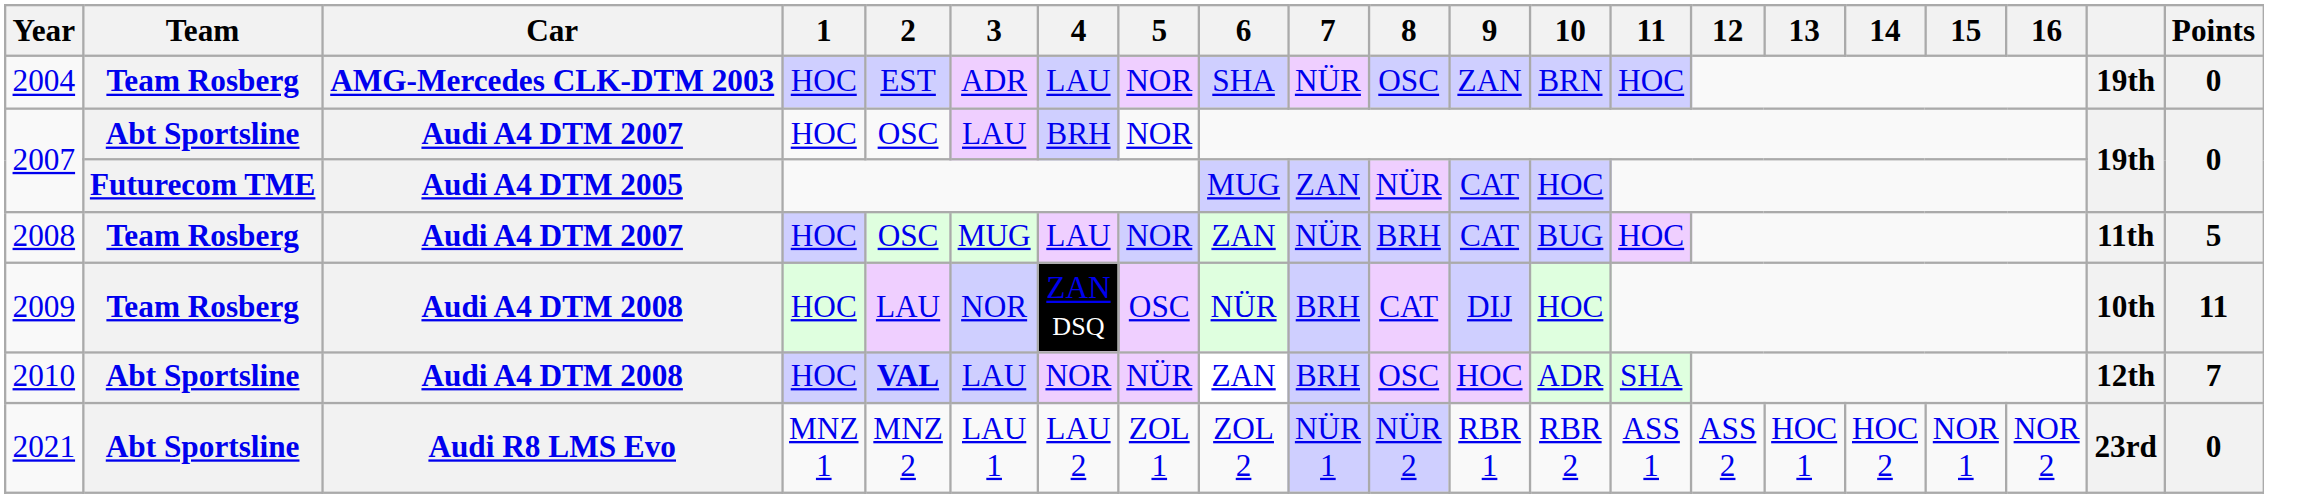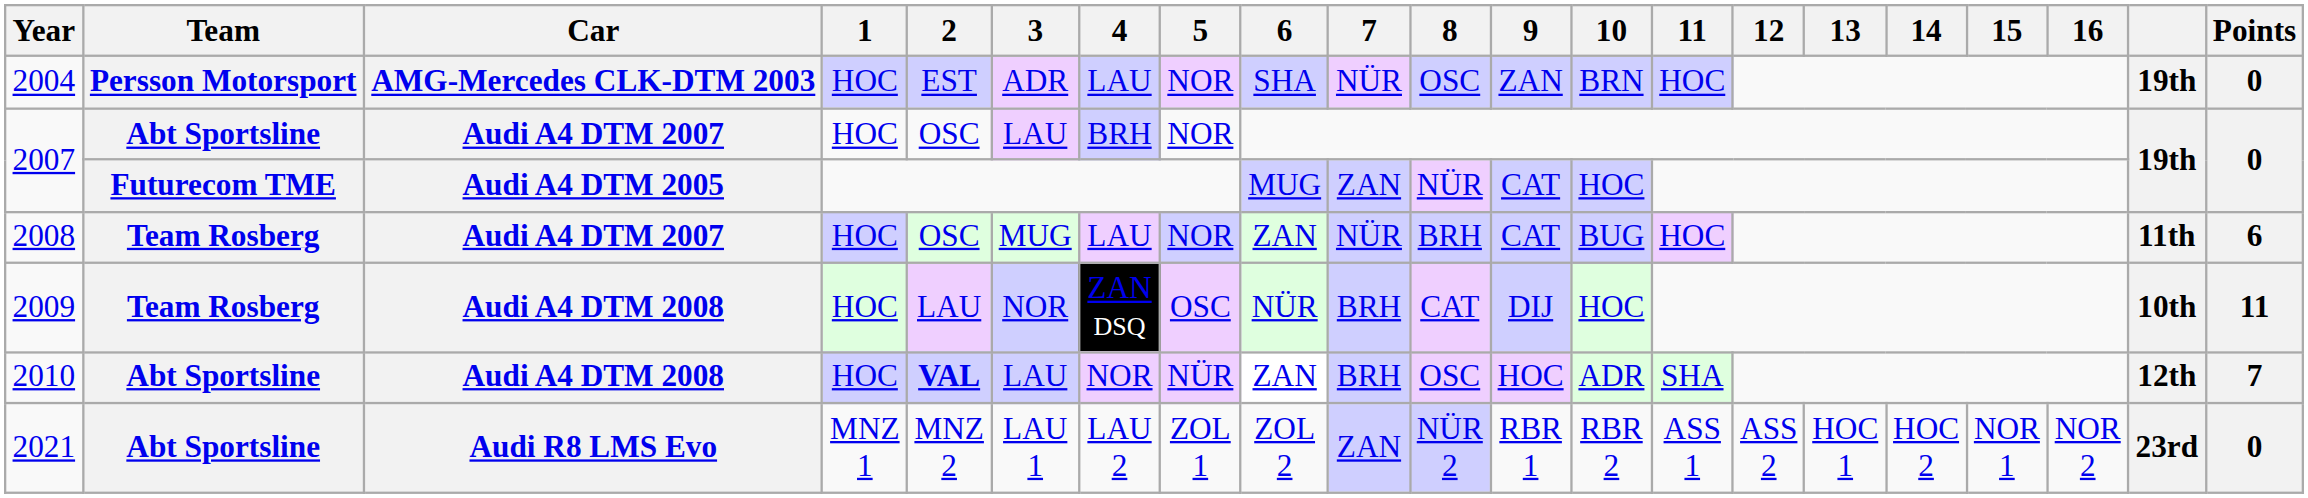(203, 81) Team Rosberg -> (223, 81) Persson Motorsport
(2213, 236) 5 -> (2255, 236) 6
(1328, 446) NÜR 1 -> (1369, 446) ZAN
